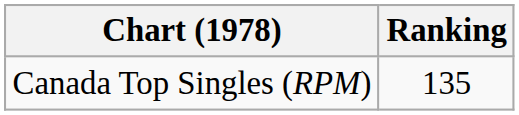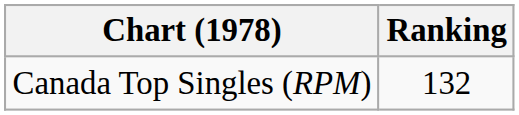(447, 82) 135 -> (447, 82) 132
